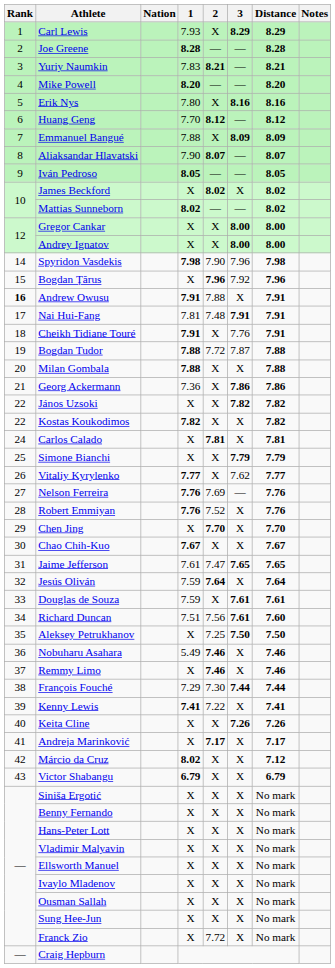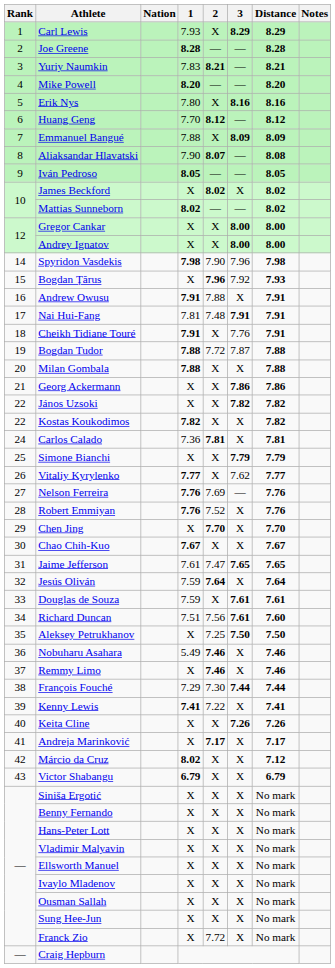(276, 155) 8.07 -> (276, 155) 8.08
(276, 279) 7.96 -> (276, 279) 7.93
(20, 297) bold -> (20, 297) normal
(191, 386) 7.36 -> (191, 386) X
(191, 439) X -> (191, 439) 7.36
